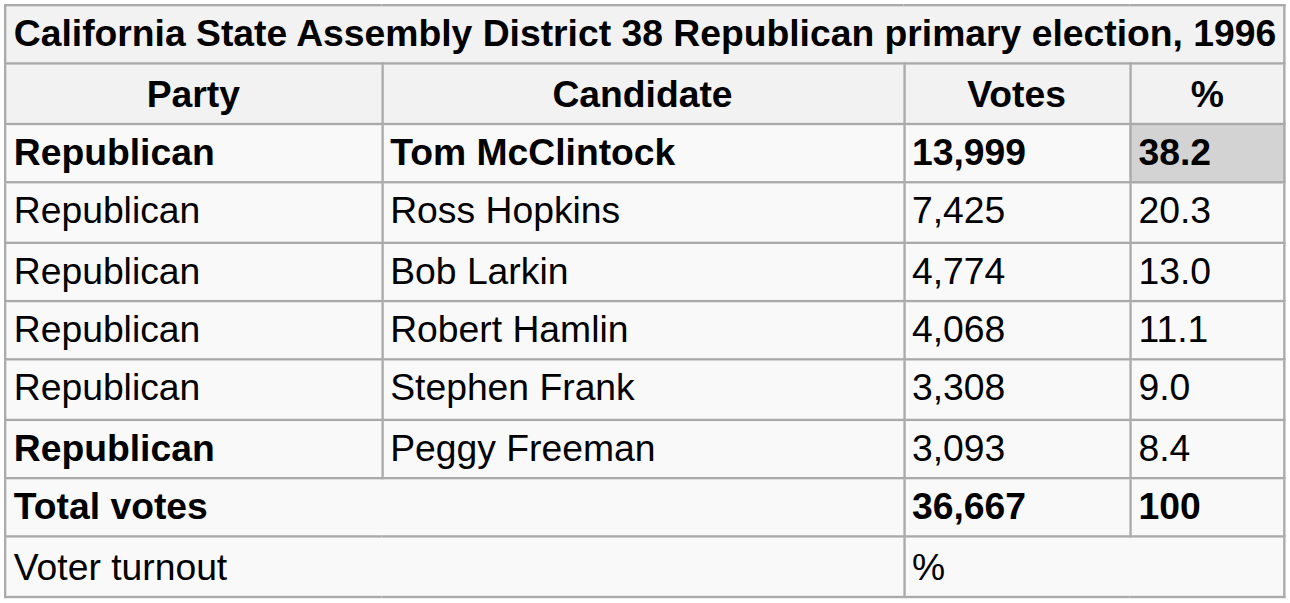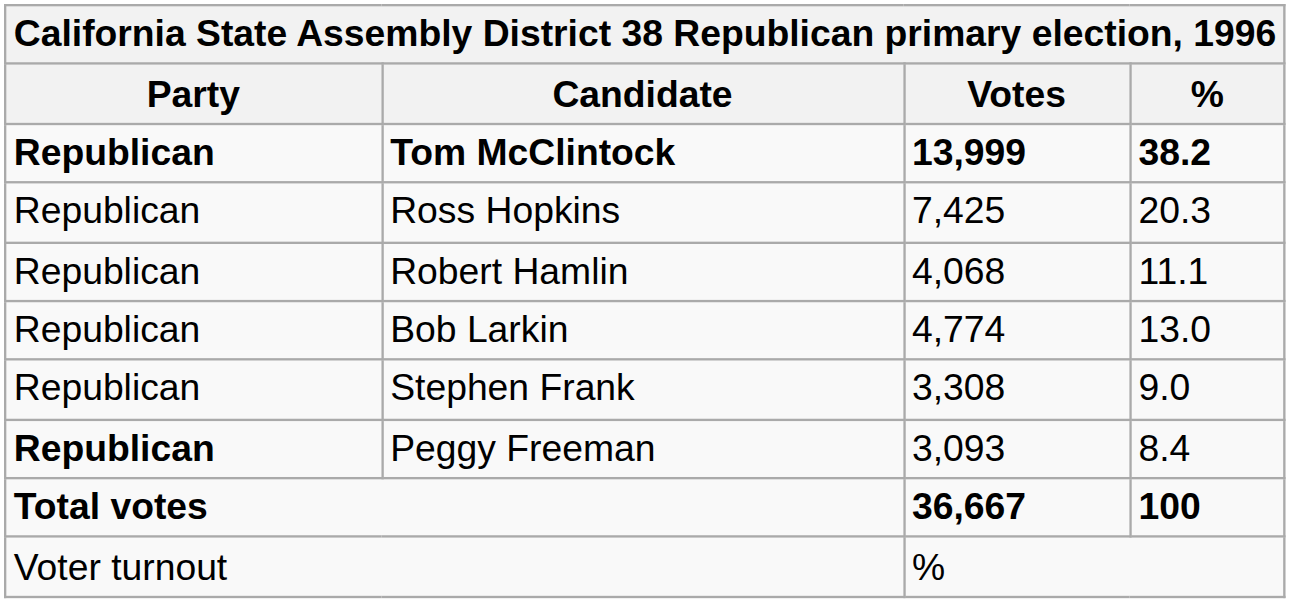(1175, 152) lightgrey background -> (1175, 152) no background
rows swapped: (479, 270) <-> (509, 329)
